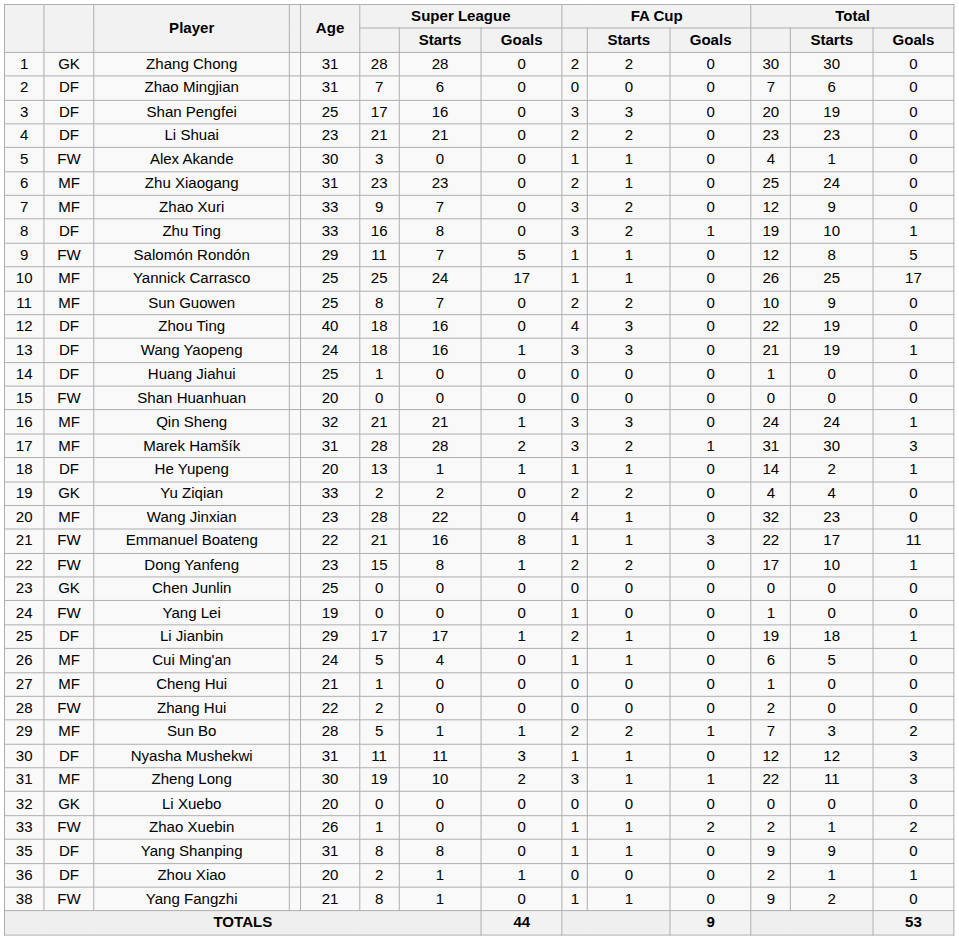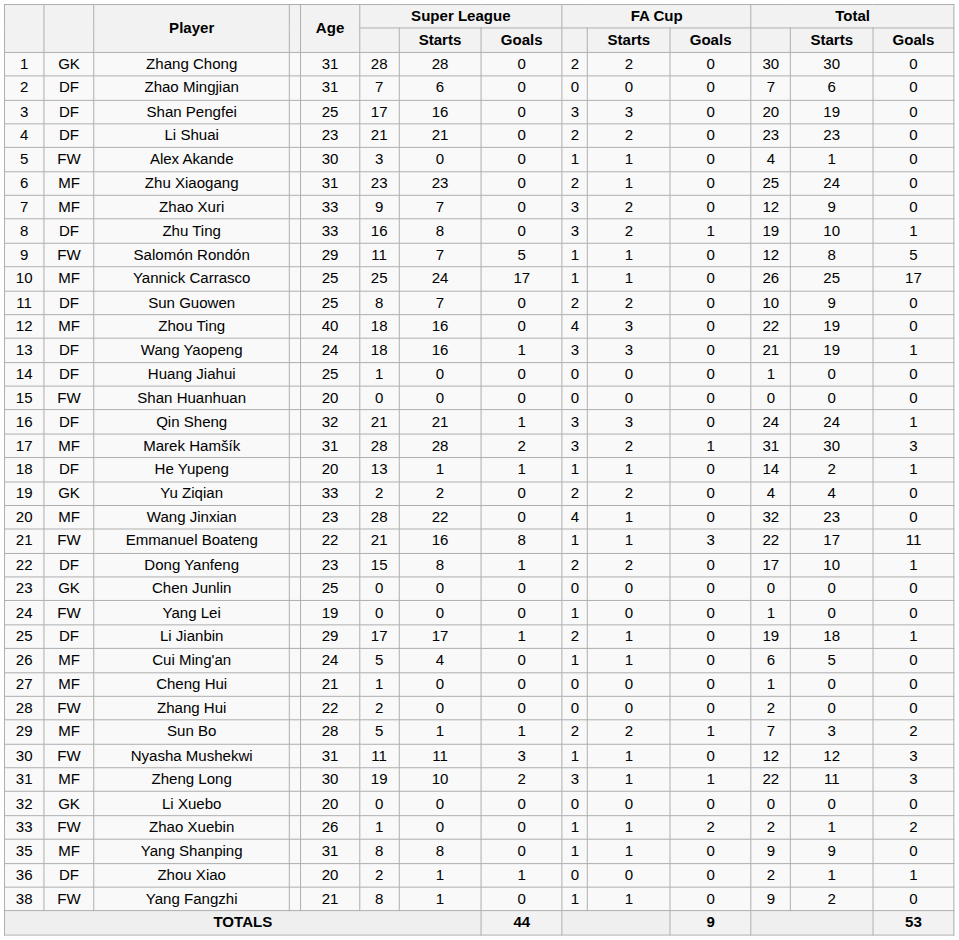(69, 302) MF -> (69, 302) DF
(69, 326) DF -> (69, 326) MF
(69, 421) MF -> (69, 421) DF
(69, 565) FW -> (69, 565) DF
(69, 755) DF -> (69, 755) FW
(69, 851) DF -> (69, 851) MF
